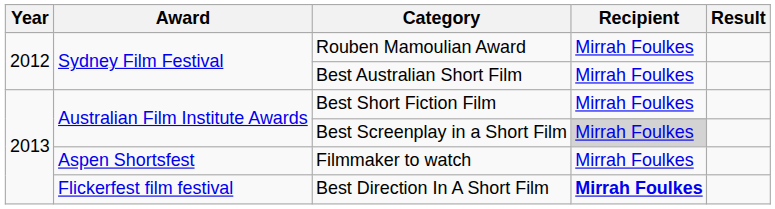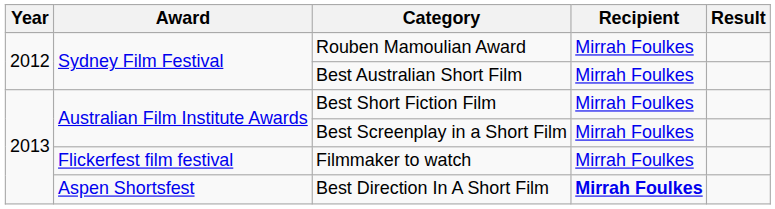(634, 132) lightgrey background -> (634, 132) no background
(126, 160) Aspen Shortsfest -> (146, 160) Flickerfest film festival
(146, 189) Flickerfest film festival -> (126, 189) Aspen Shortsfest
